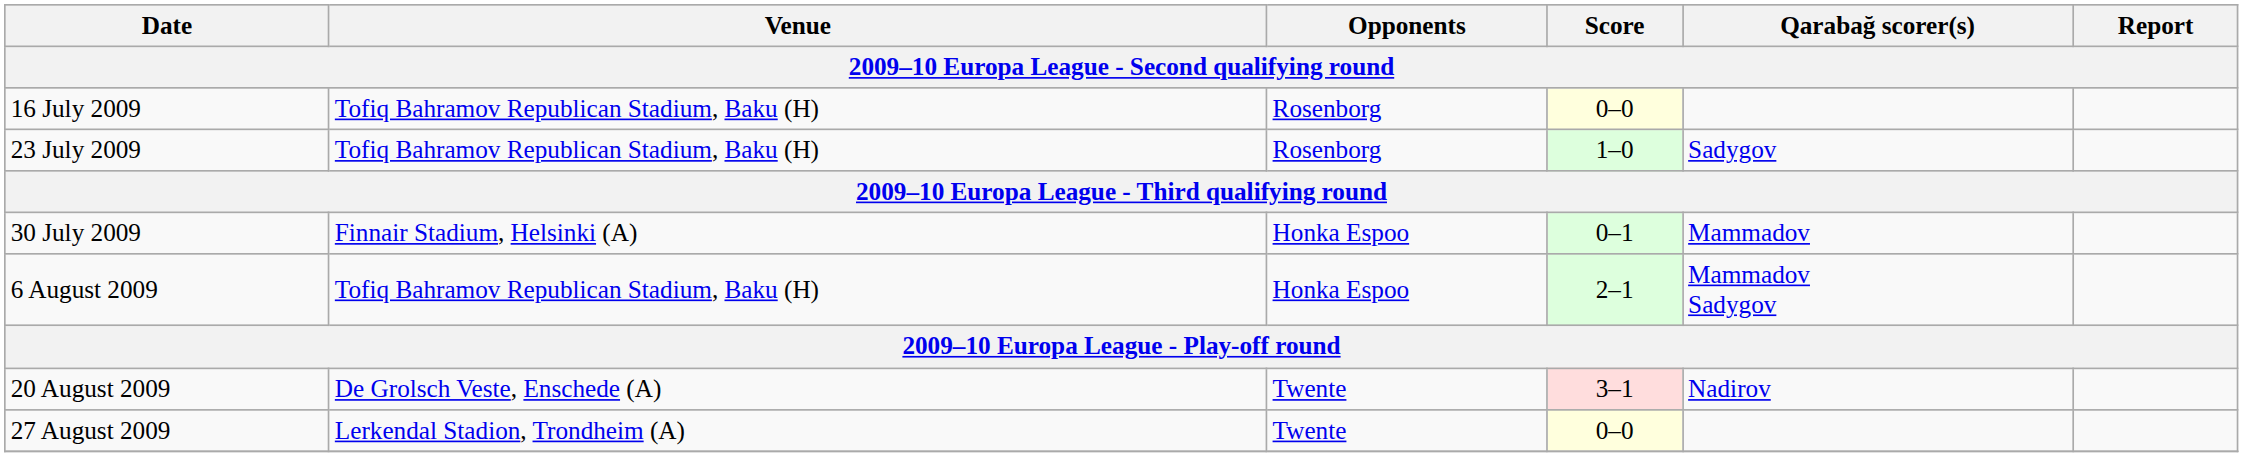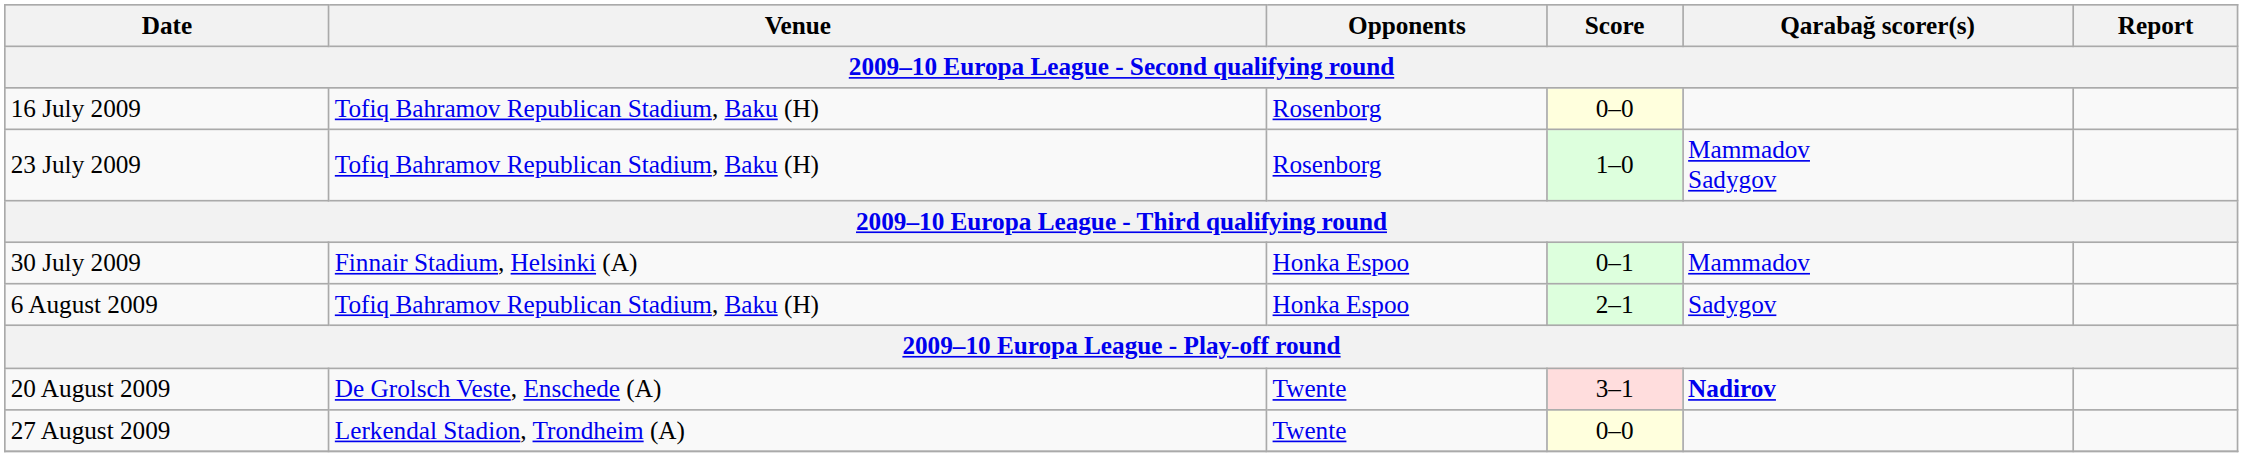(1732, 150) Sadygov -> (1749, 165) Mammadov Sadygov
(1749, 290) Mammadov Sadygov -> (1732, 304) Sadygov
(1729, 388) normal -> (1732, 388) bold
